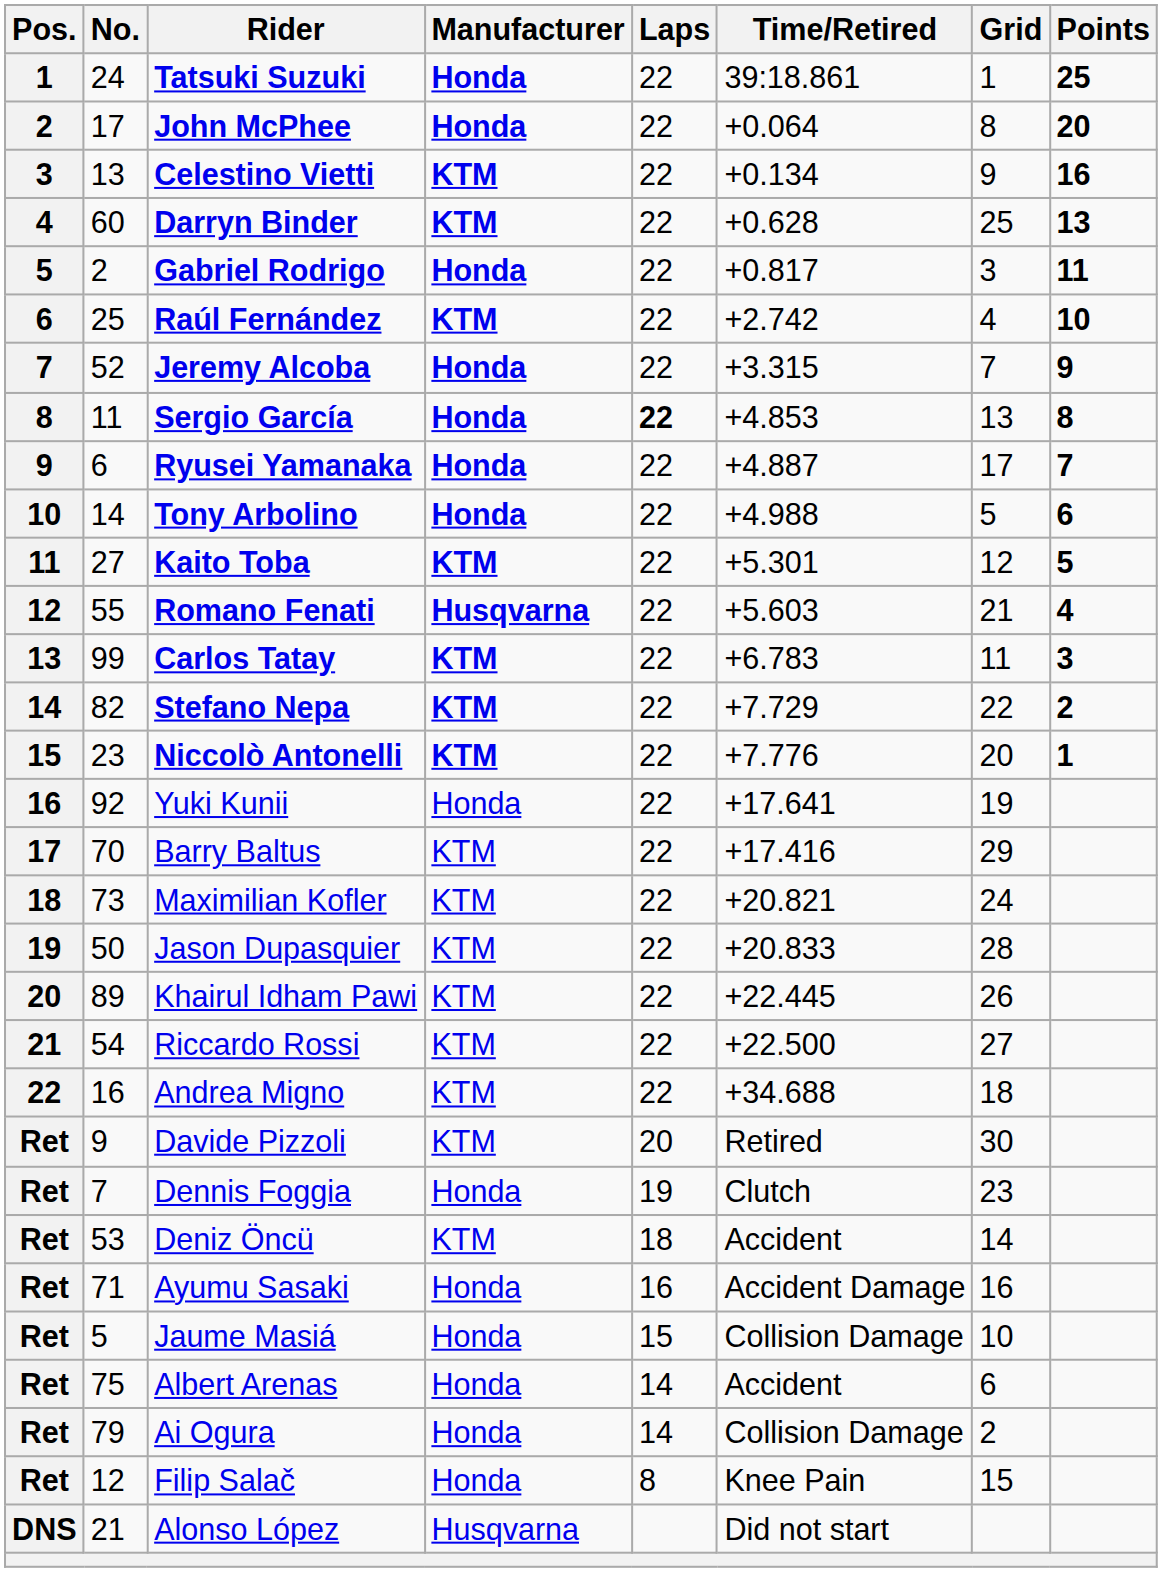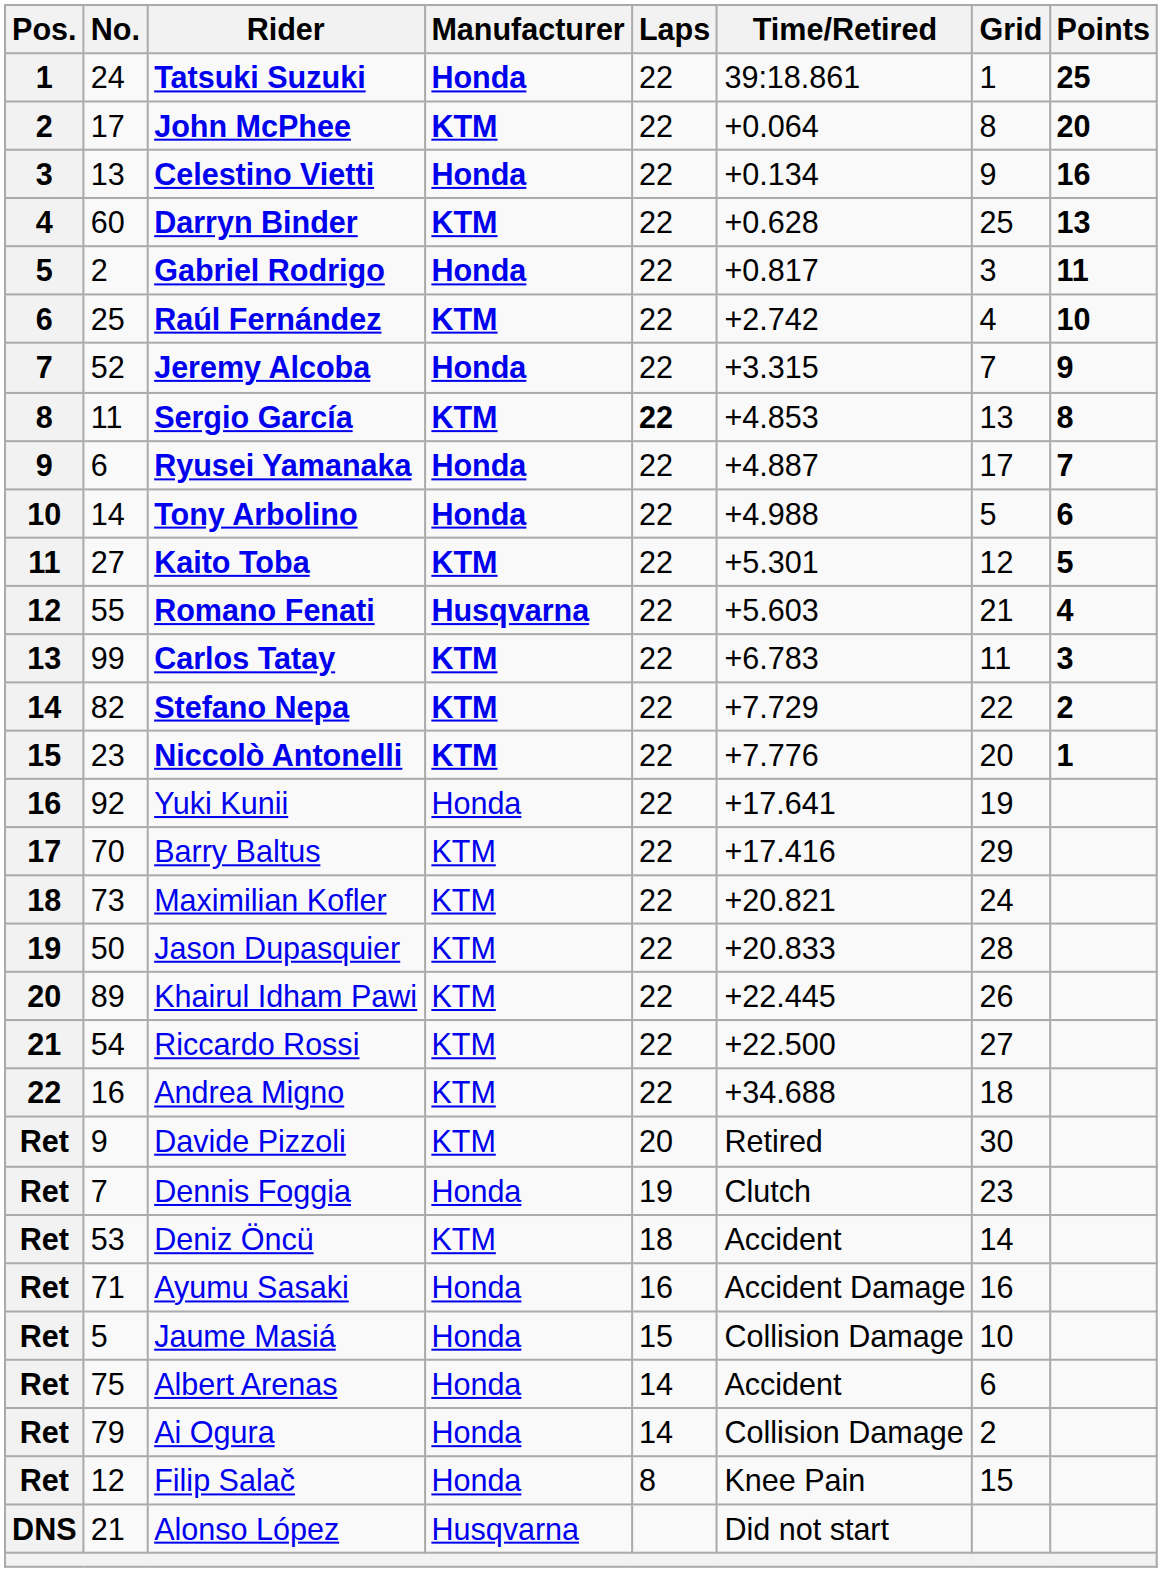(479, 126) Honda -> (464, 126) KTM
(464, 174) KTM -> (479, 174) Honda
(479, 416) Honda -> (464, 416) KTM
